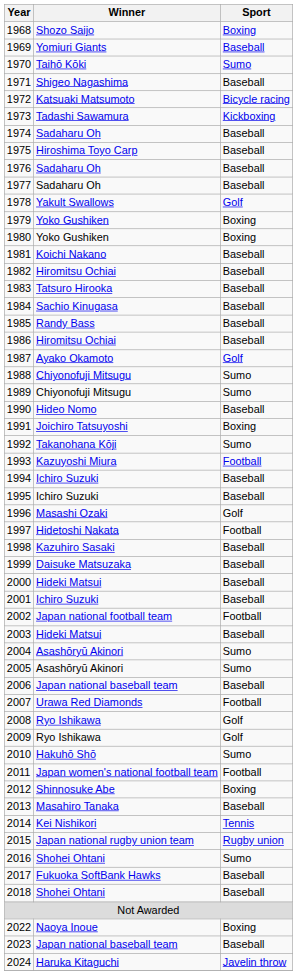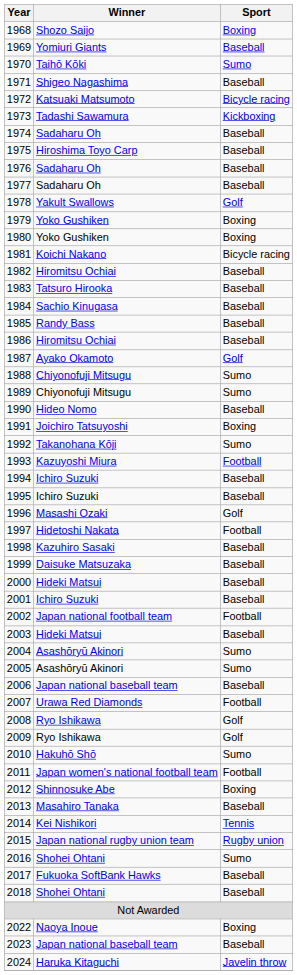(244, 254) Baseball -> (256, 254) Bicycle racing
